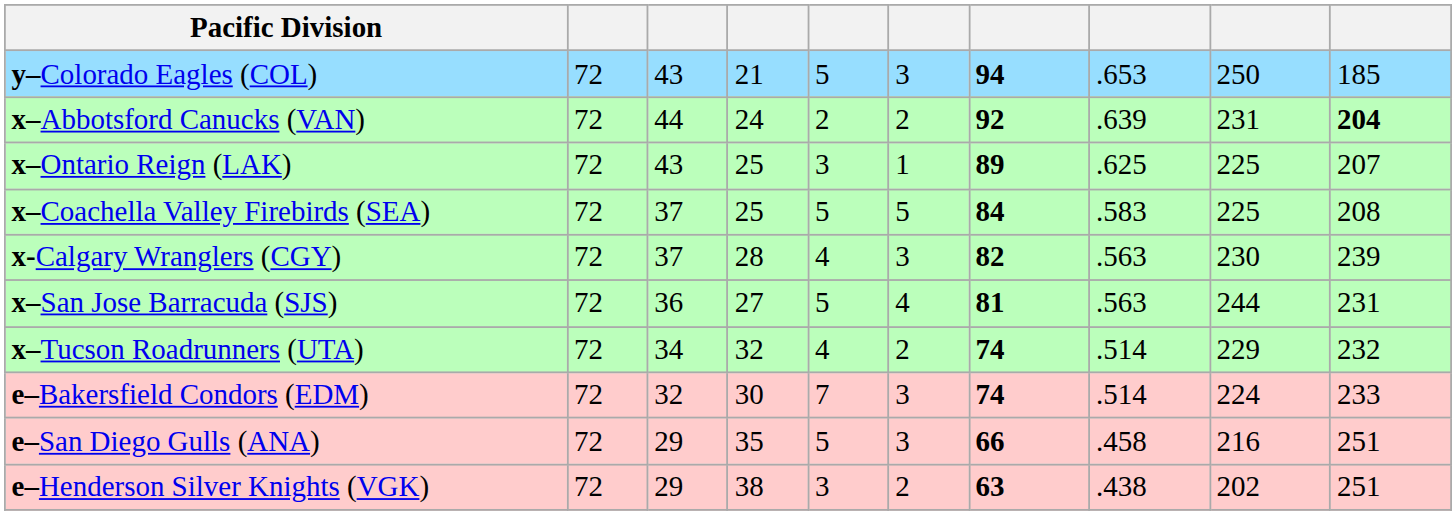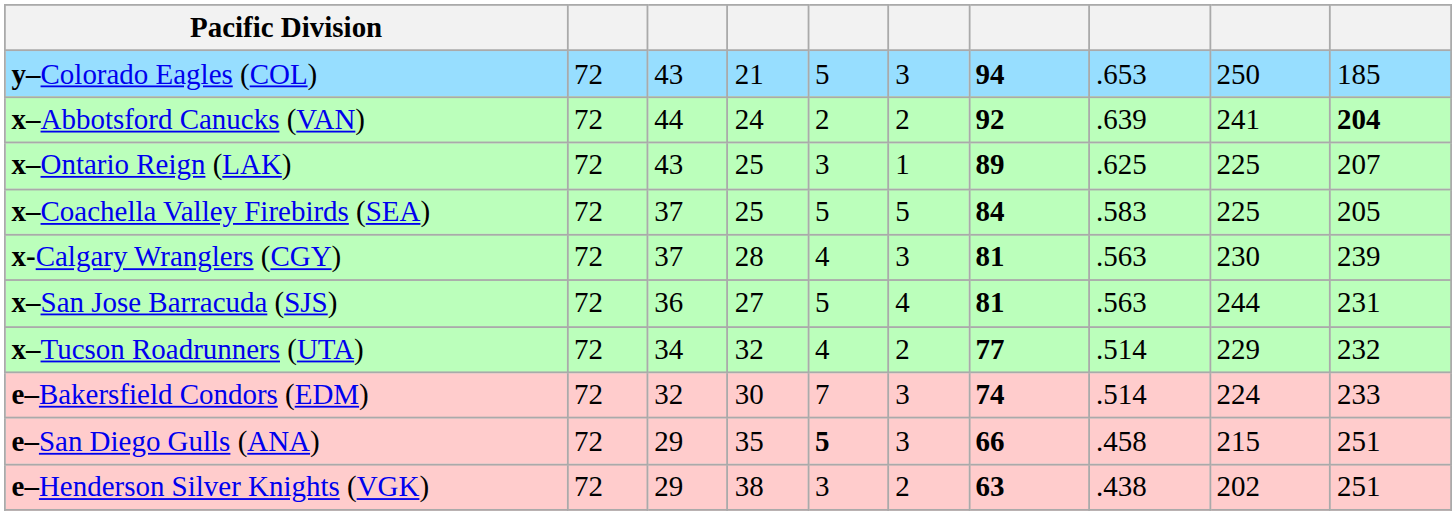(1238, 119) 231 -> (1238, 119) 241
(1359, 211) 208 -> (1359, 211) 205
(990, 257) 82 -> (990, 257) 81
(990, 348) 74 -> (990, 348) 77
(822, 440) normal -> (822, 440) bold
(1238, 440) 216 -> (1238, 440) 215
